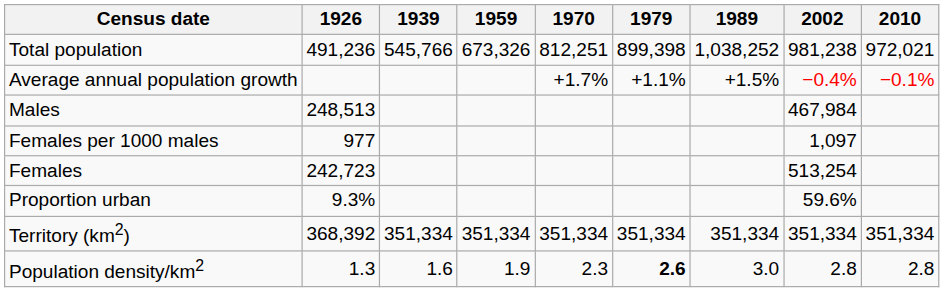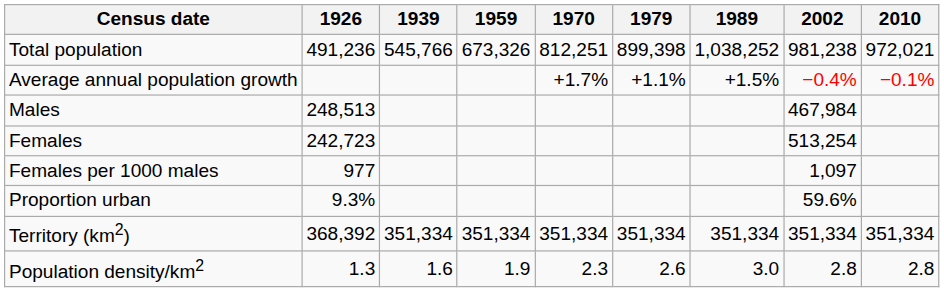rows swapped: (45, 170) <-> (114, 140)
(672, 268) bold -> (672, 268) normal
